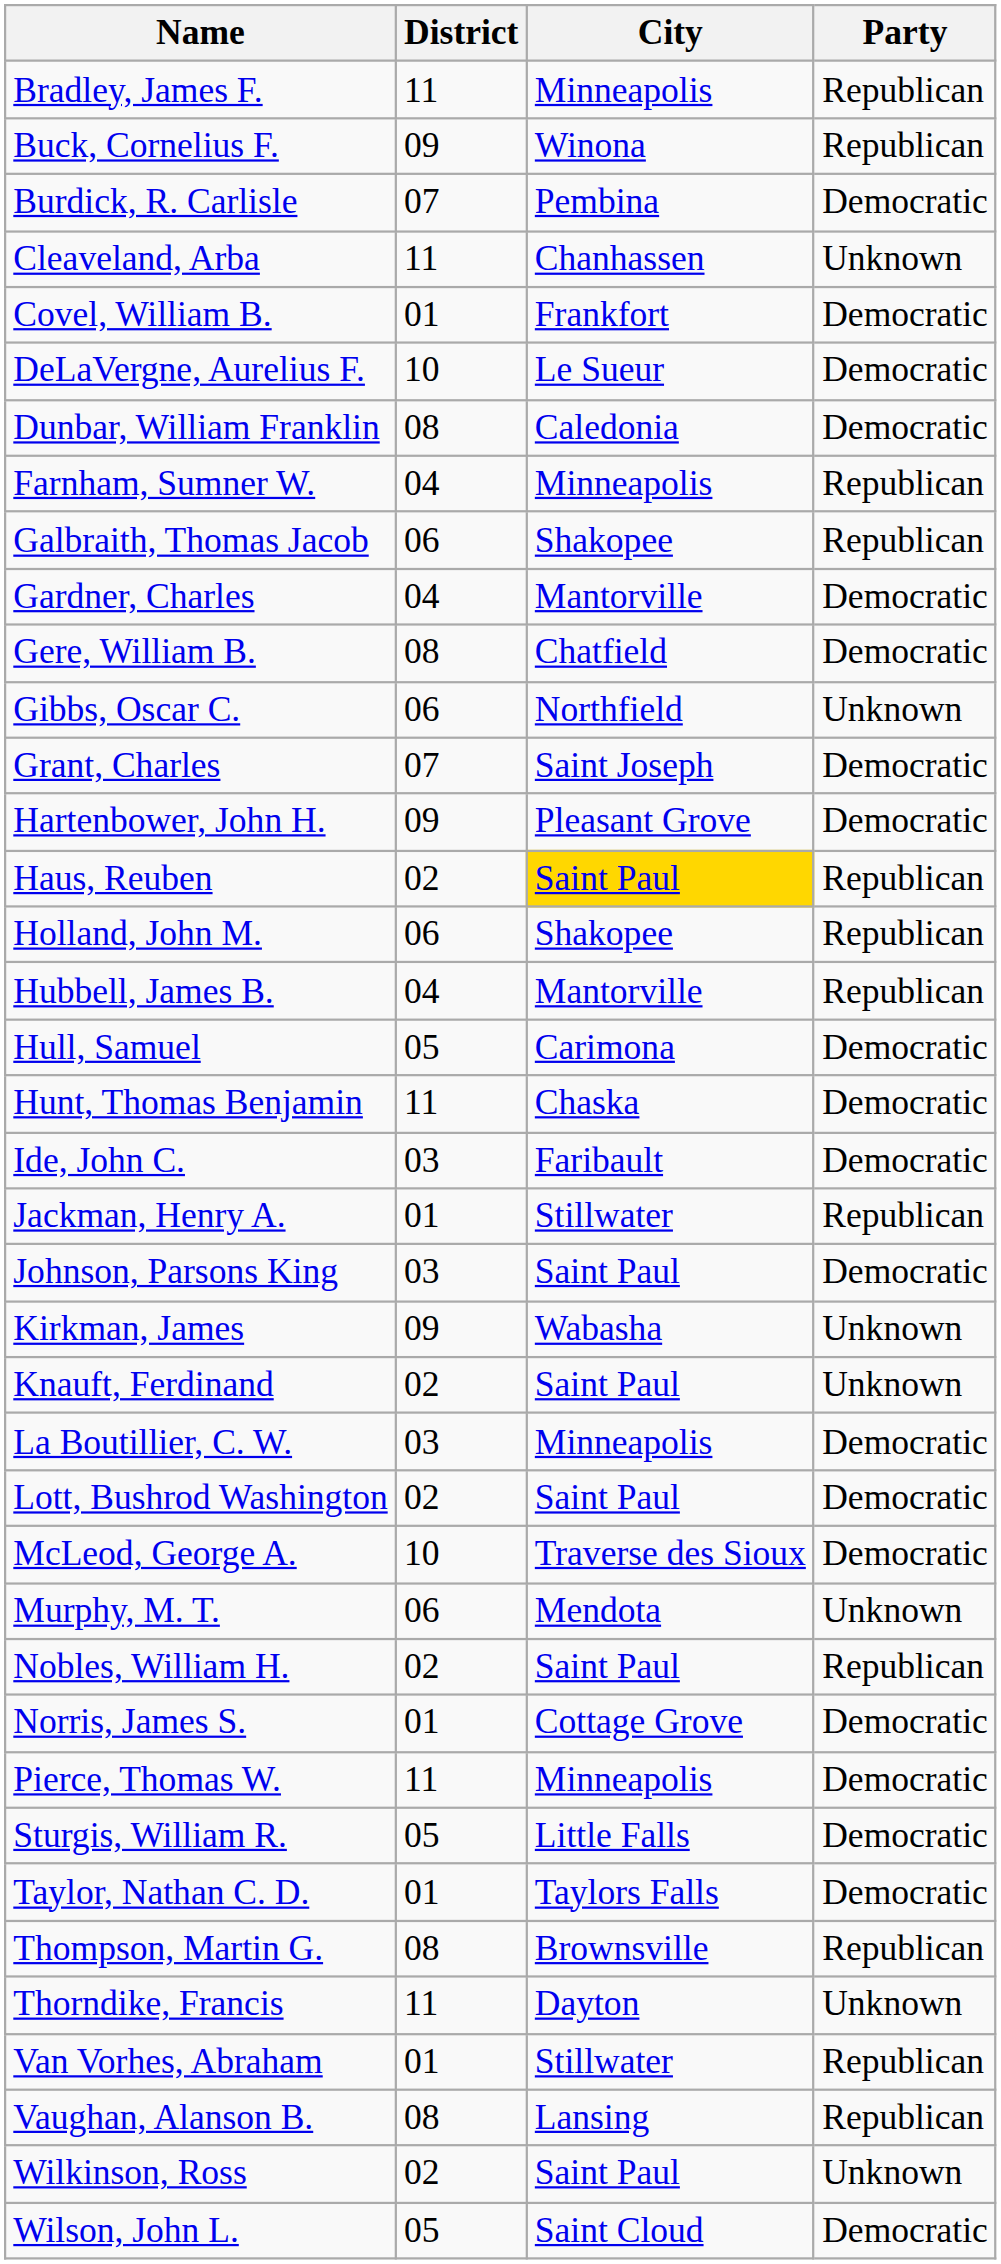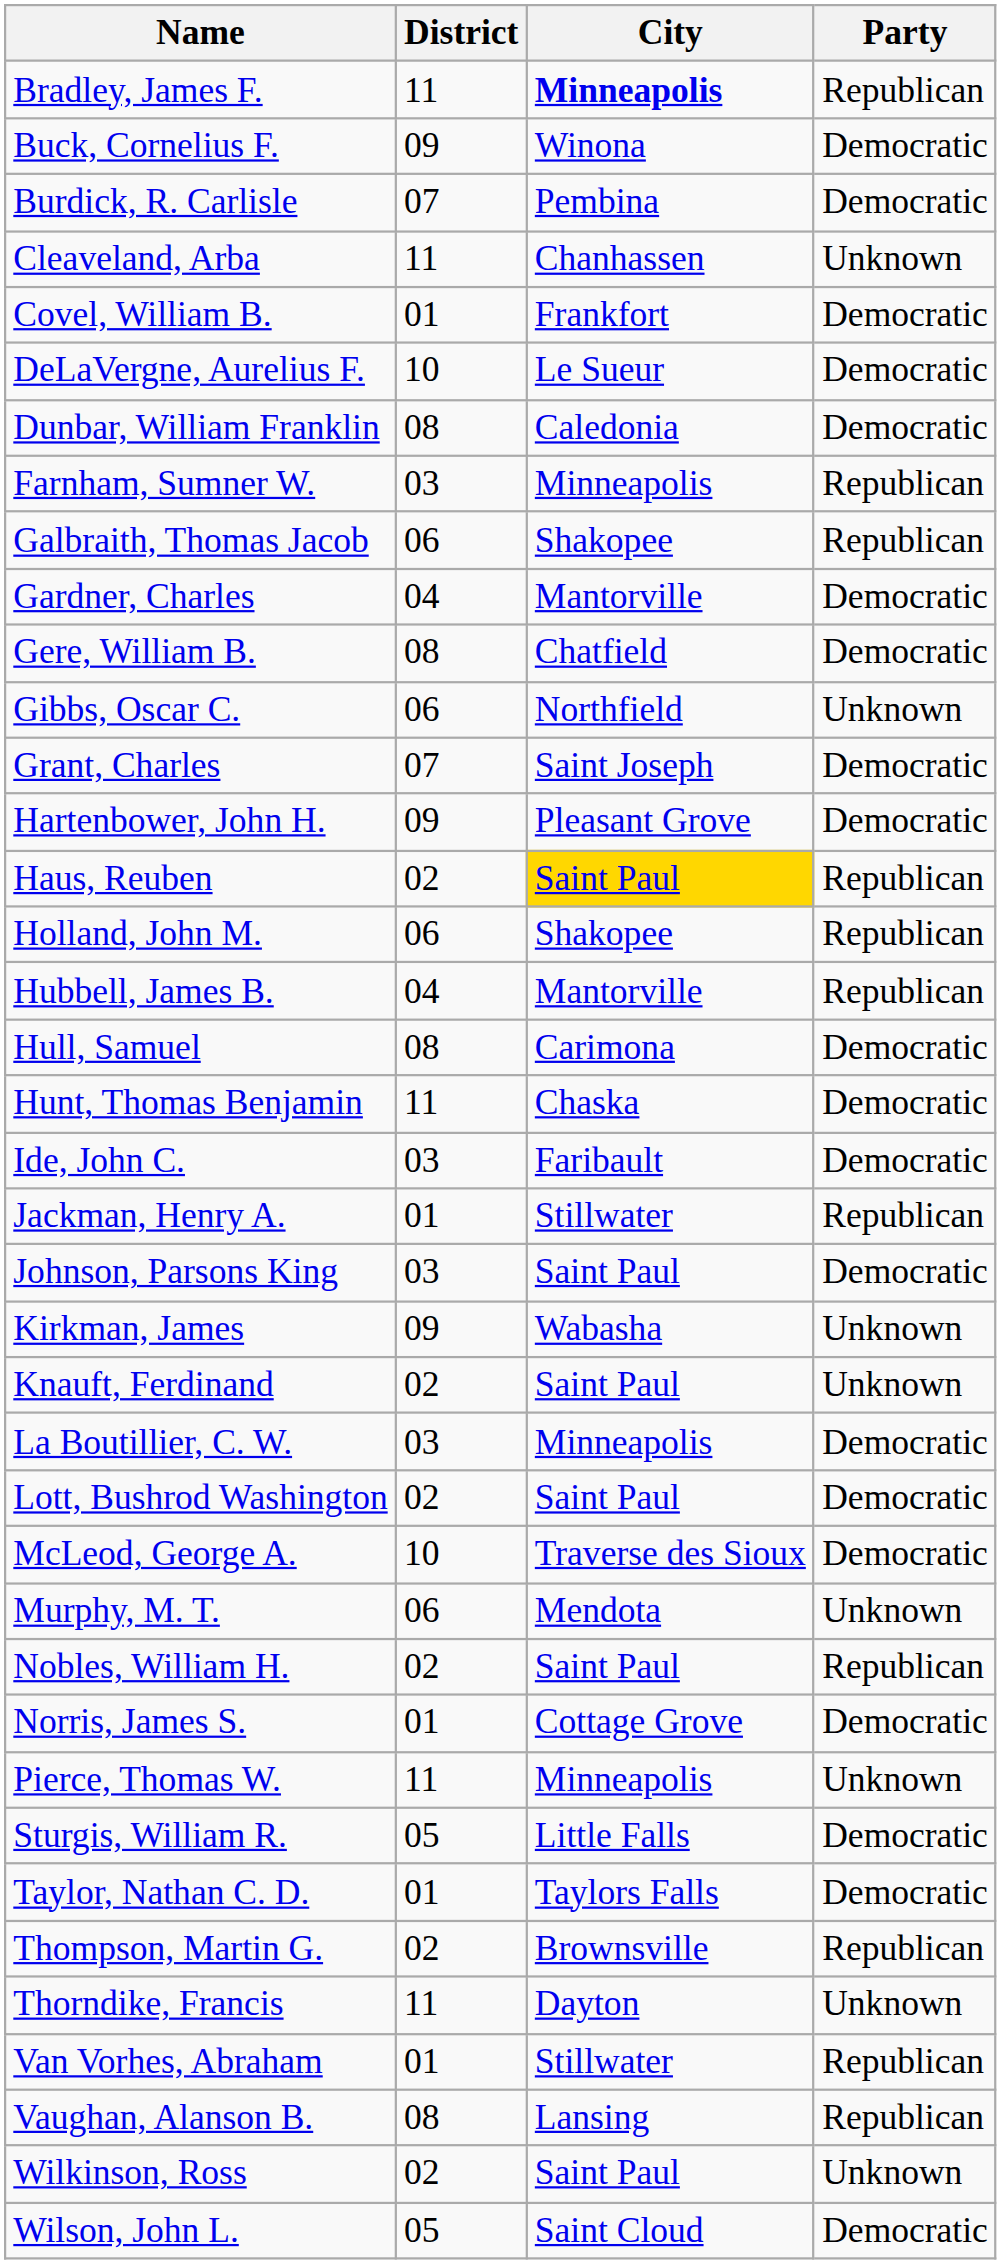(624, 88) normal -> (629, 88) bold
(903, 145) Republican -> (905, 145) Democratic
(422, 483) 04 -> (422, 483) 03
(422, 1046) 05 -> (422, 1046) 08
(905, 1778) Democratic -> (892, 1778) Unknown
(422, 1947) 08 -> (422, 1947) 02
